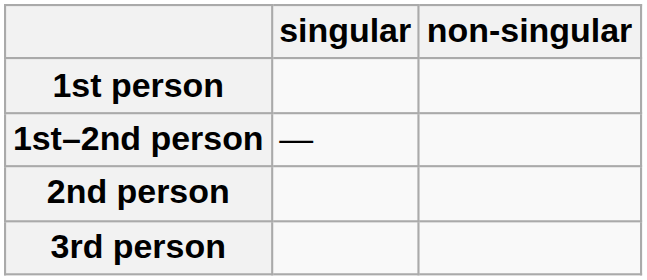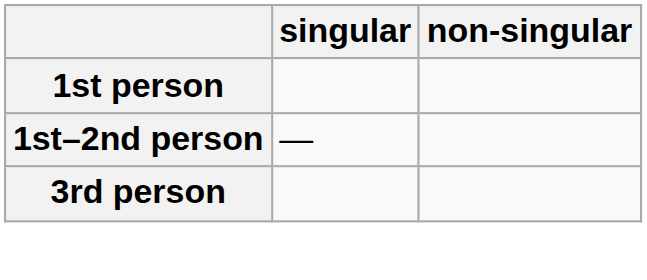- row: (138, 192)
